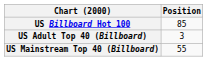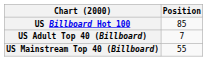(182, 37) 3 -> (182, 37) 7
